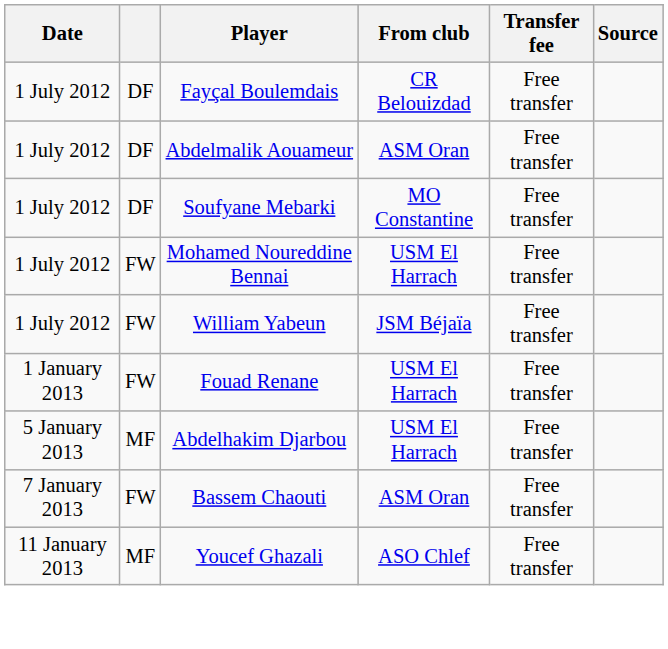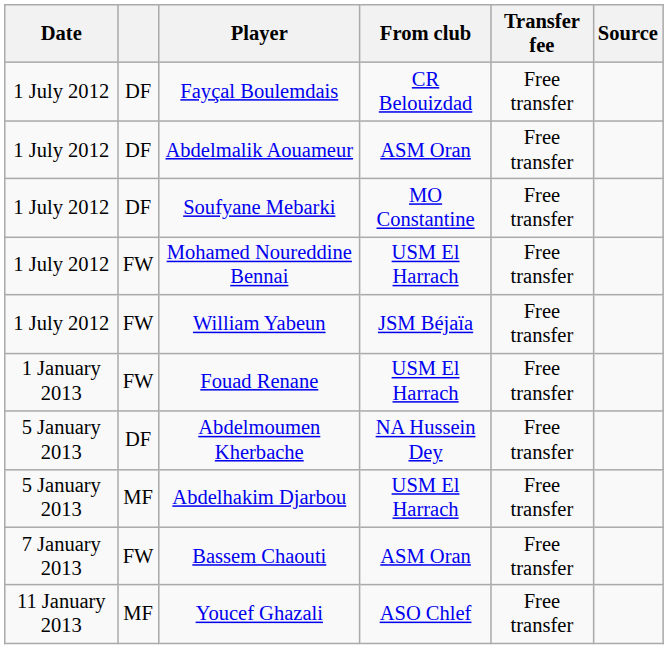+ row: (259, 439)
